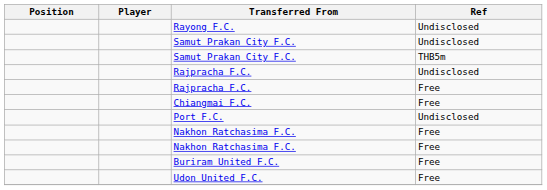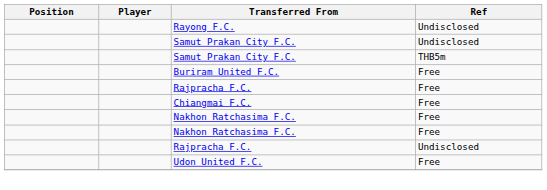rows swapped: (226, 162) <-> (212, 72)
- row: (199, 117)
